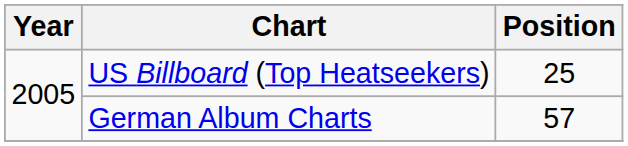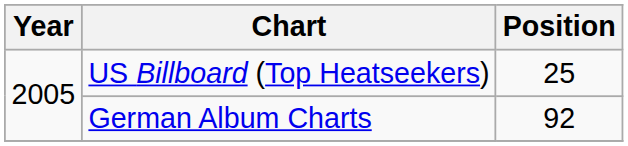(559, 118) 57 -> (559, 118) 92
